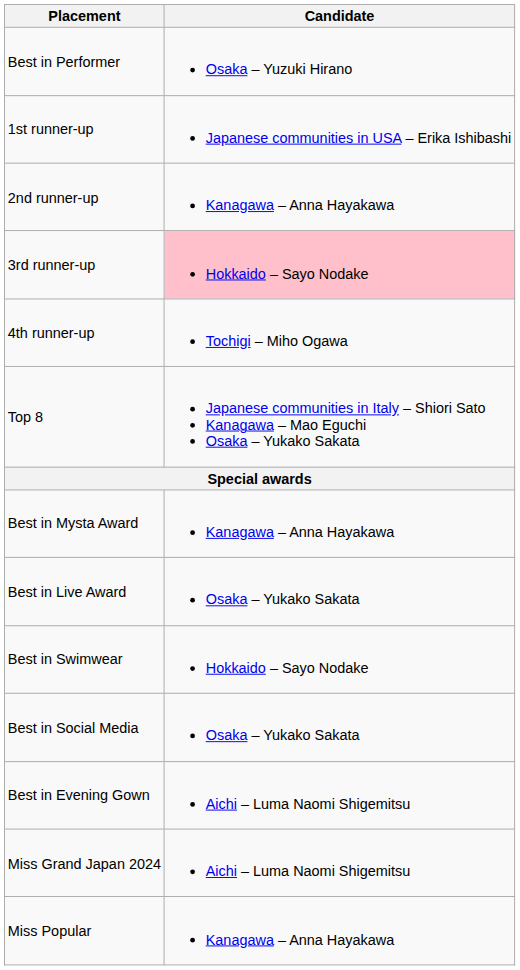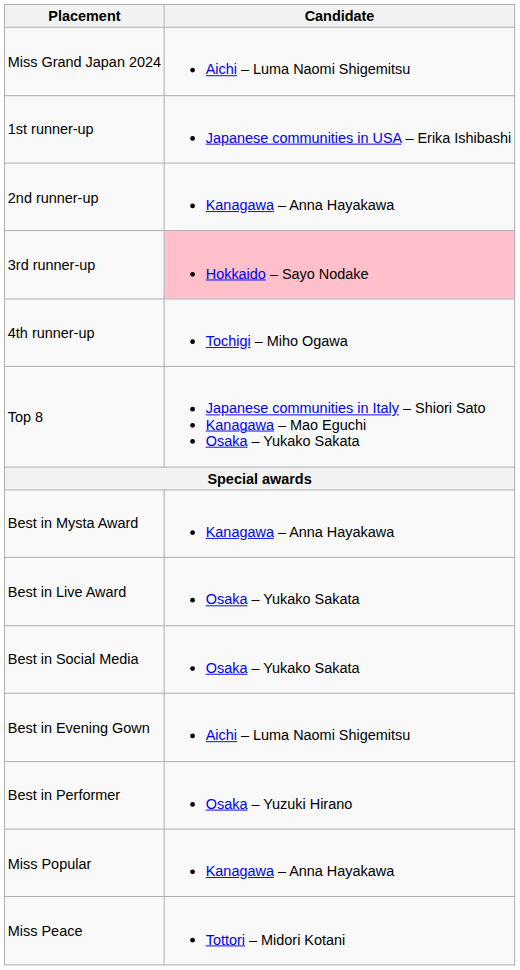rows swapped: (84, 863) <-> (64, 61)
- row: (65, 660)
+ row: (45, 931)
